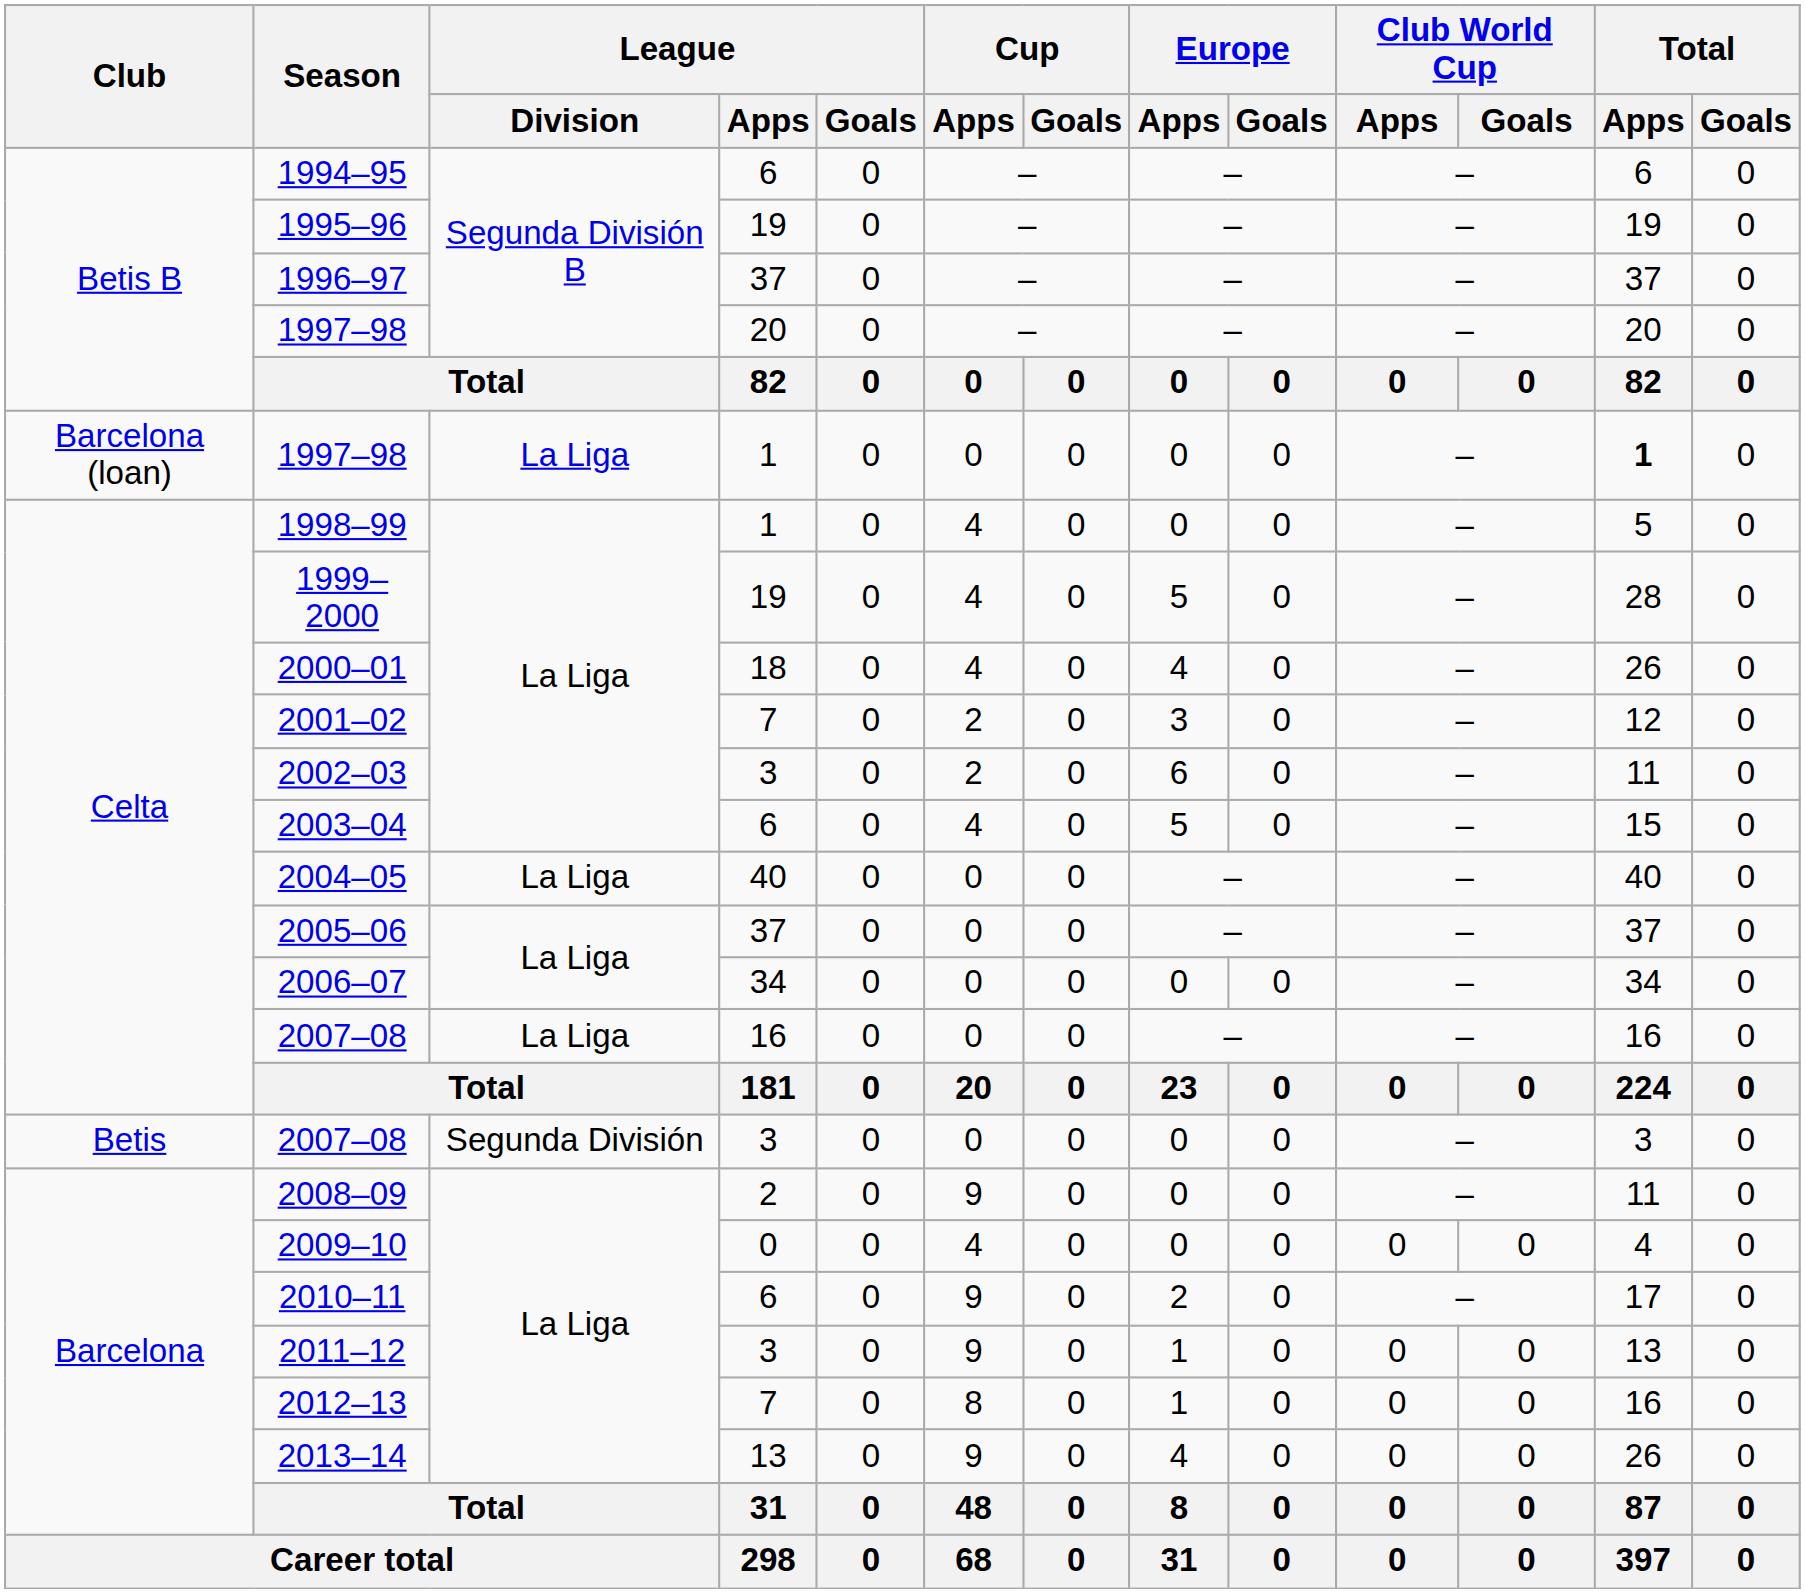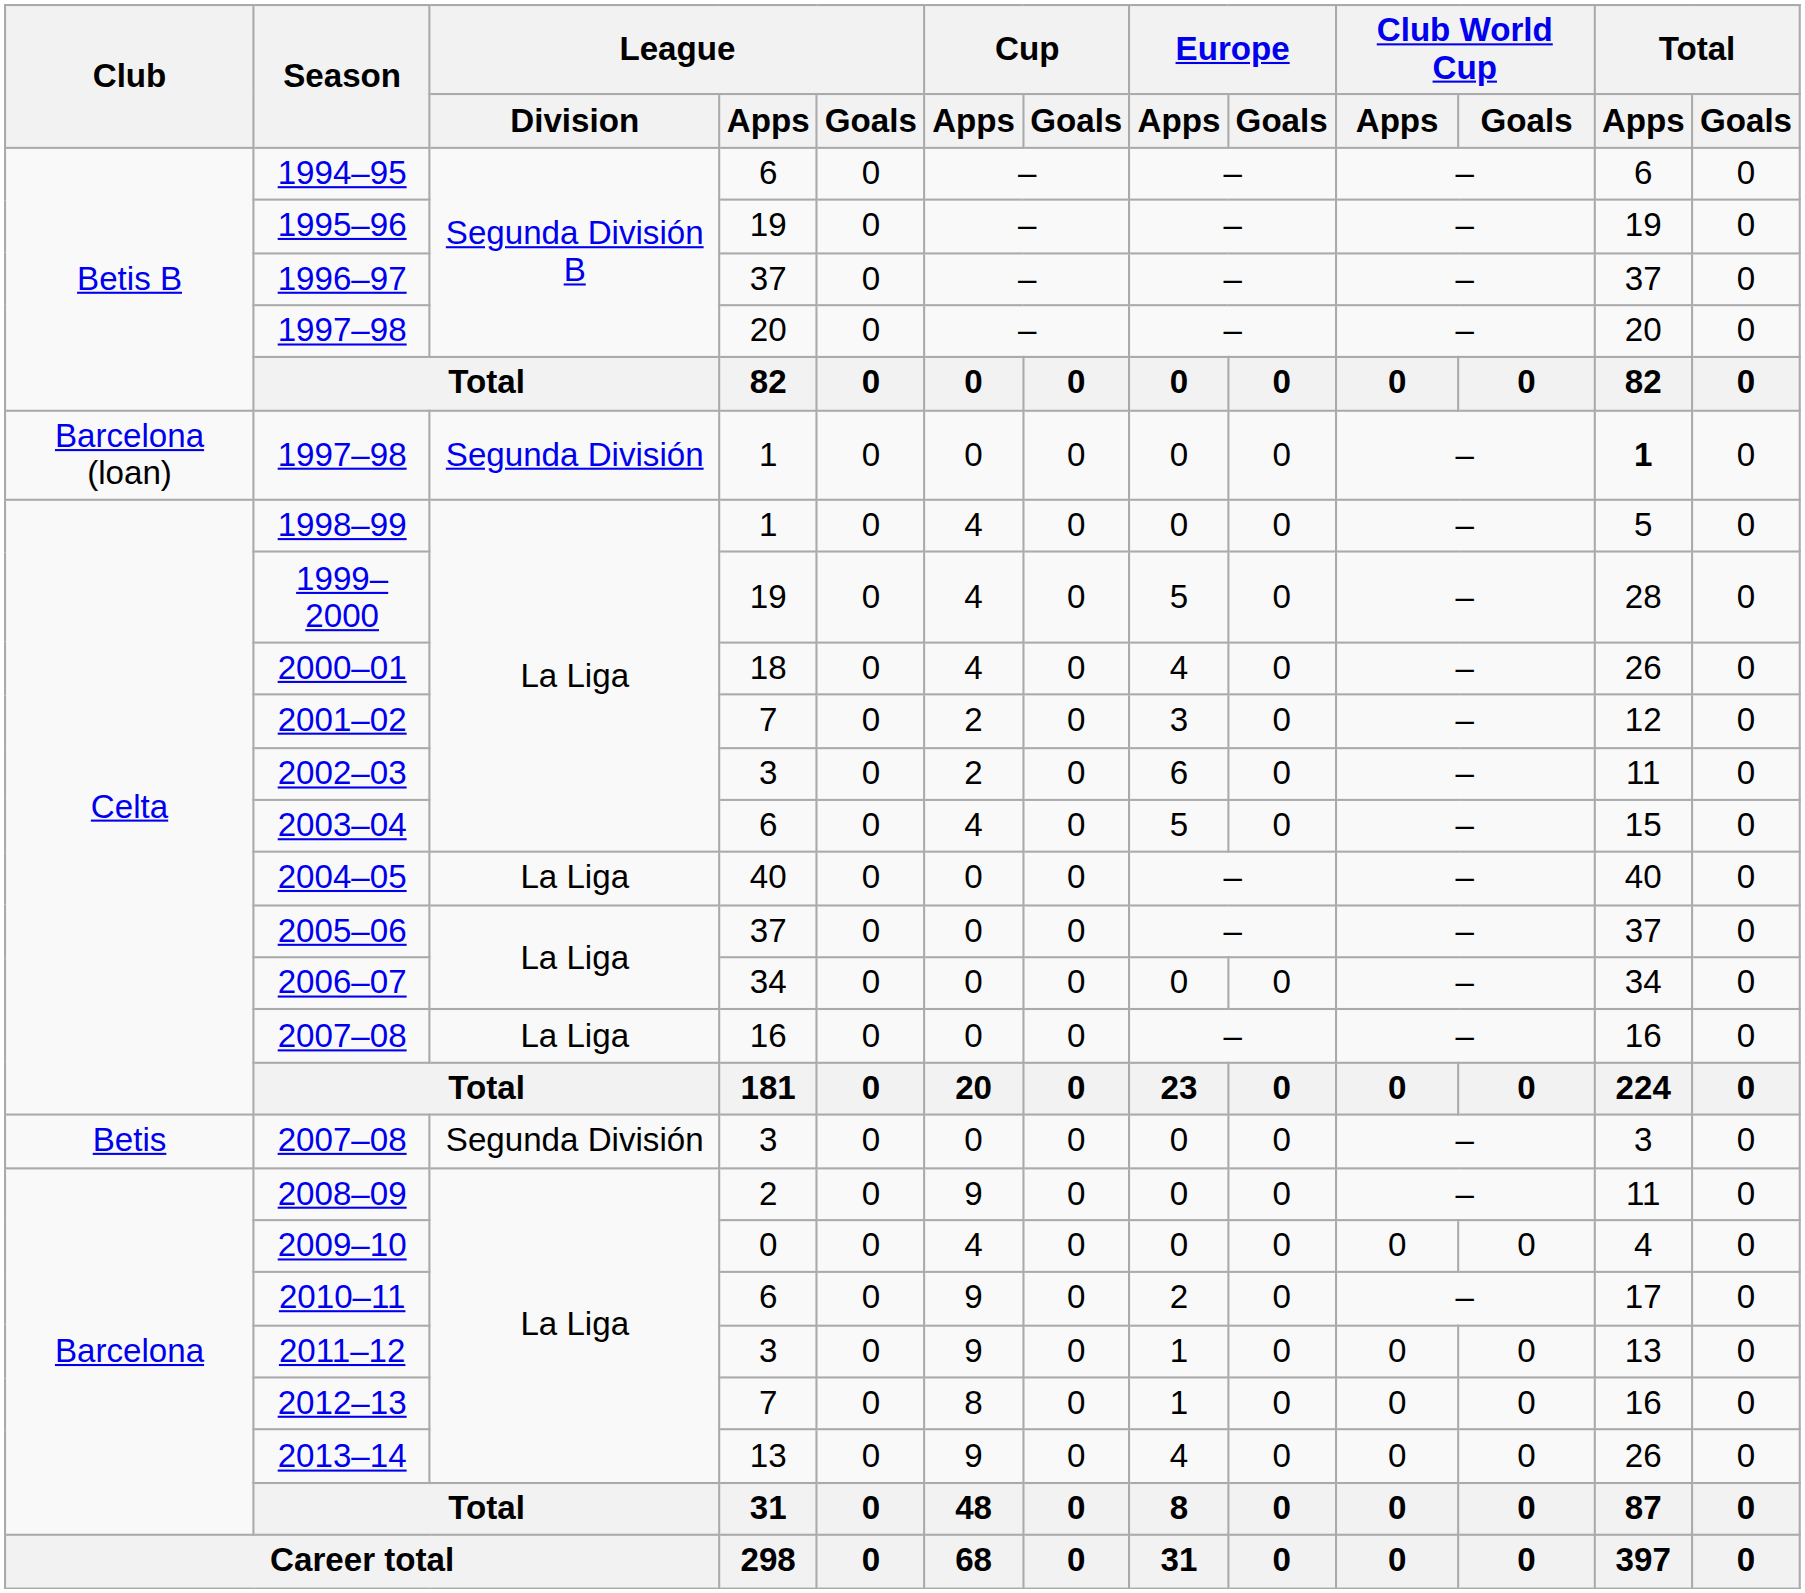(575, 454) La Liga -> (575, 454) Segunda División
